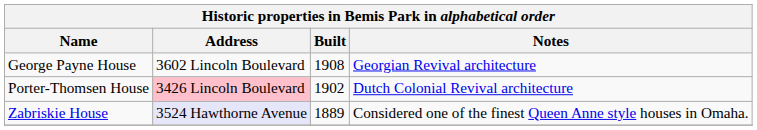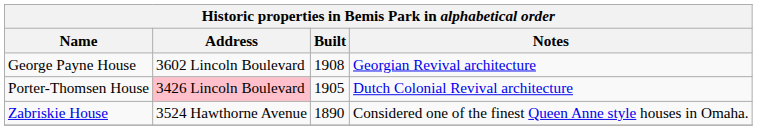(329, 88) 1902 -> (329, 88) 1905
(232, 112) lavender background -> (232, 112) no background
(329, 112) 1889 -> (329, 112) 1890
